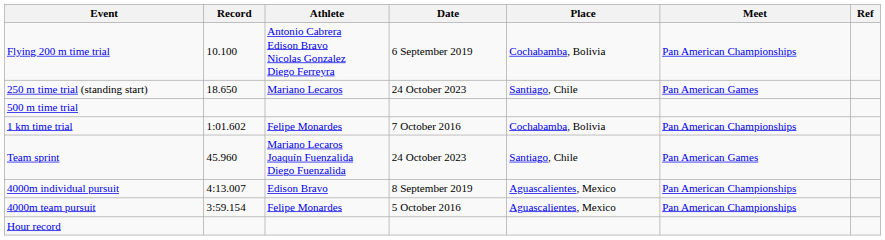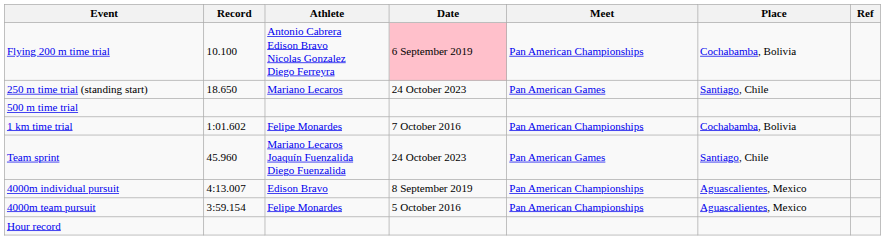columns swapped: (755, 13) <-> (583, 13)
(432, 51) no background -> (432, 51) pink background
